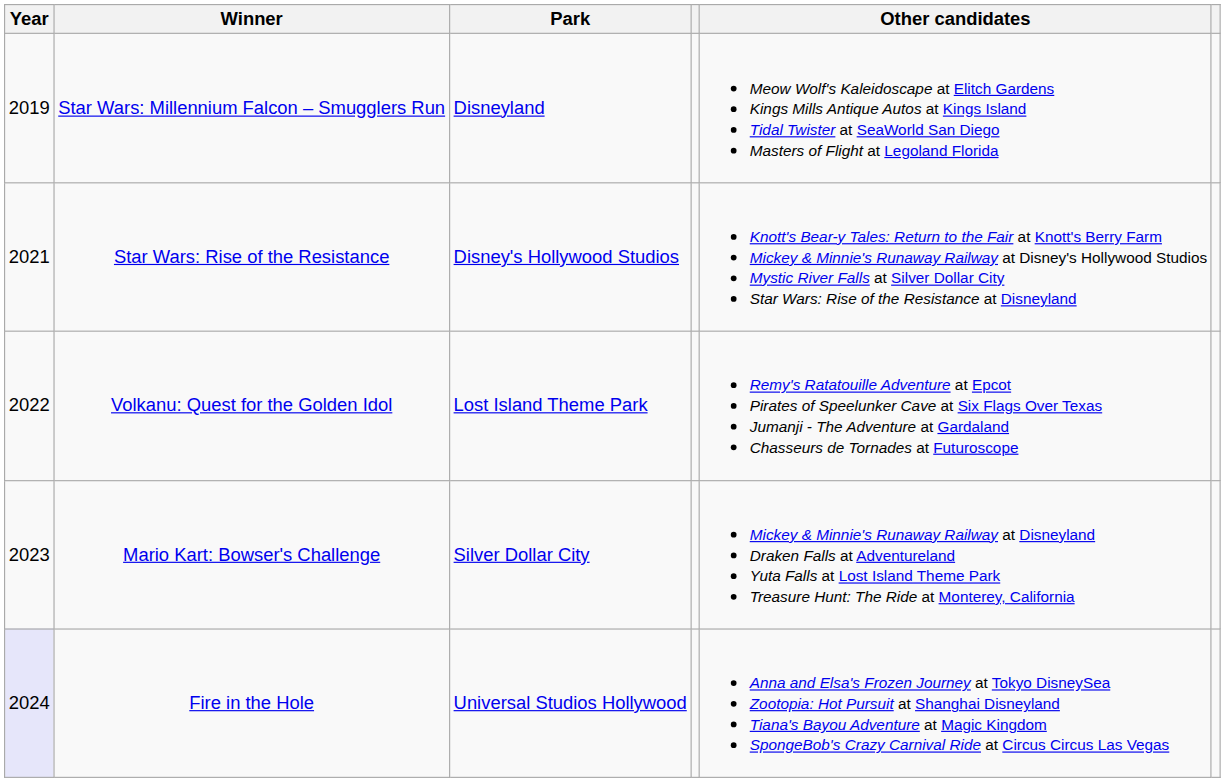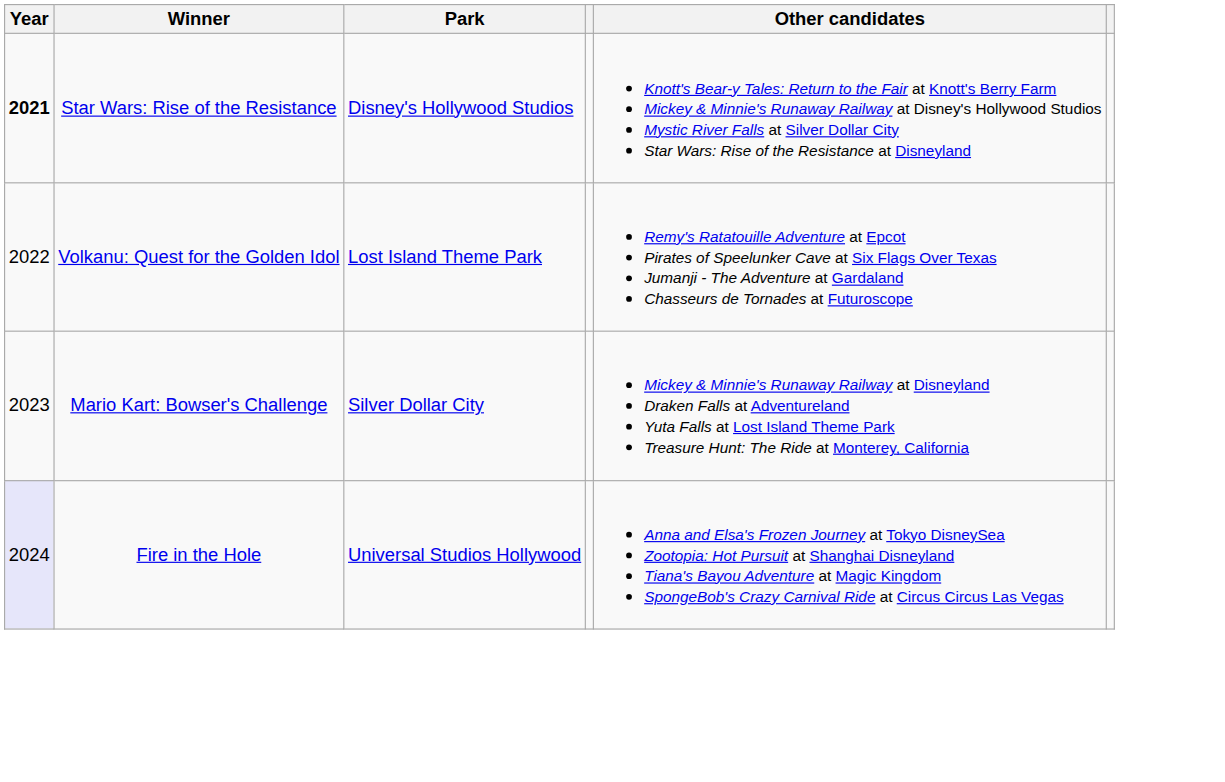- row: (252, 108)
(29, 256) normal -> (29, 108) bold
